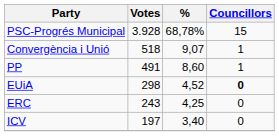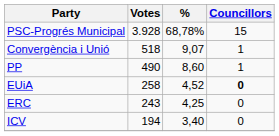(151, 67) 491 -> (151, 67) 490
(151, 85) 298 -> (151, 85) 258
(151, 121) 197 -> (151, 121) 194
